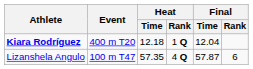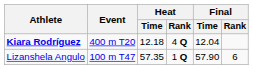(180, 42) 1 Q -> (180, 42) 4 Q
(180, 57) 4 Q -> (180, 57) 1 Q
(207, 57) 57.87 -> (207, 57) 57.90
